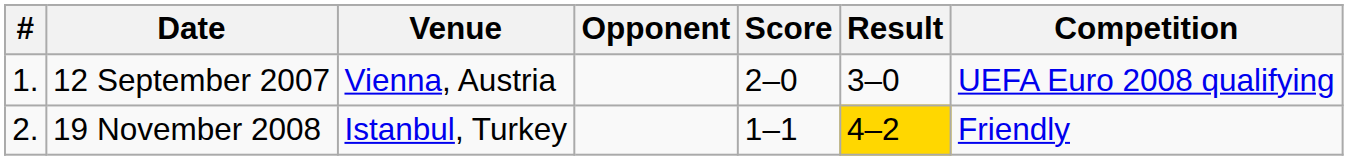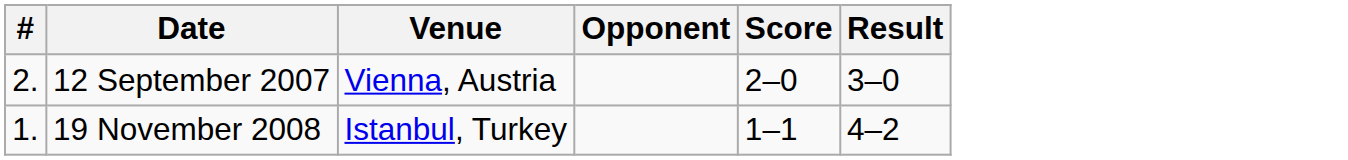- column: (1146, 29)
(25, 79) 1. -> (25, 79) 2.
(25, 129) 2. -> (25, 129) 1.
(873, 129) gold background -> (873, 129) no background
